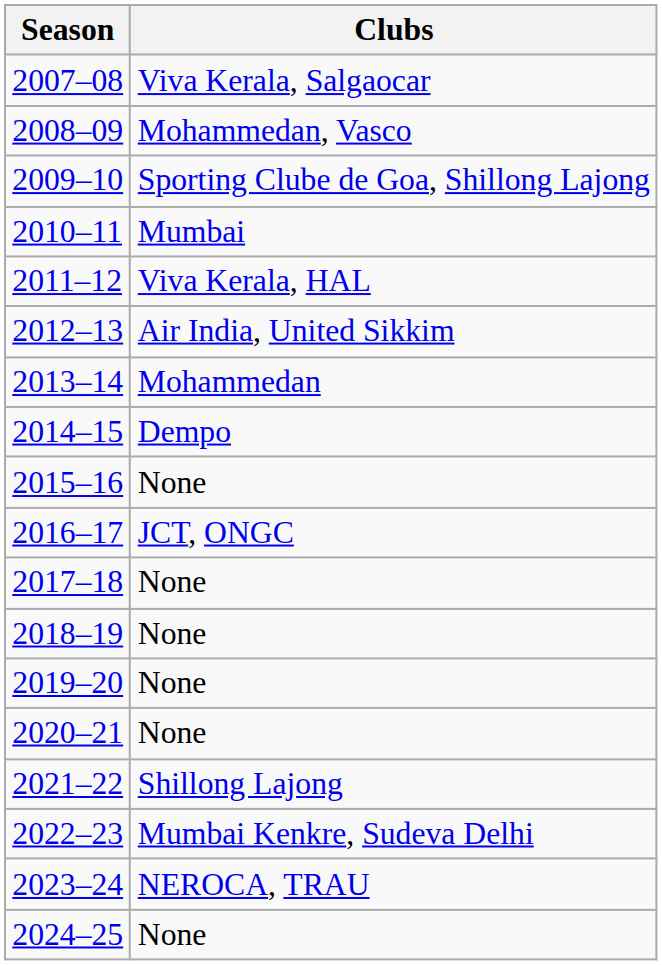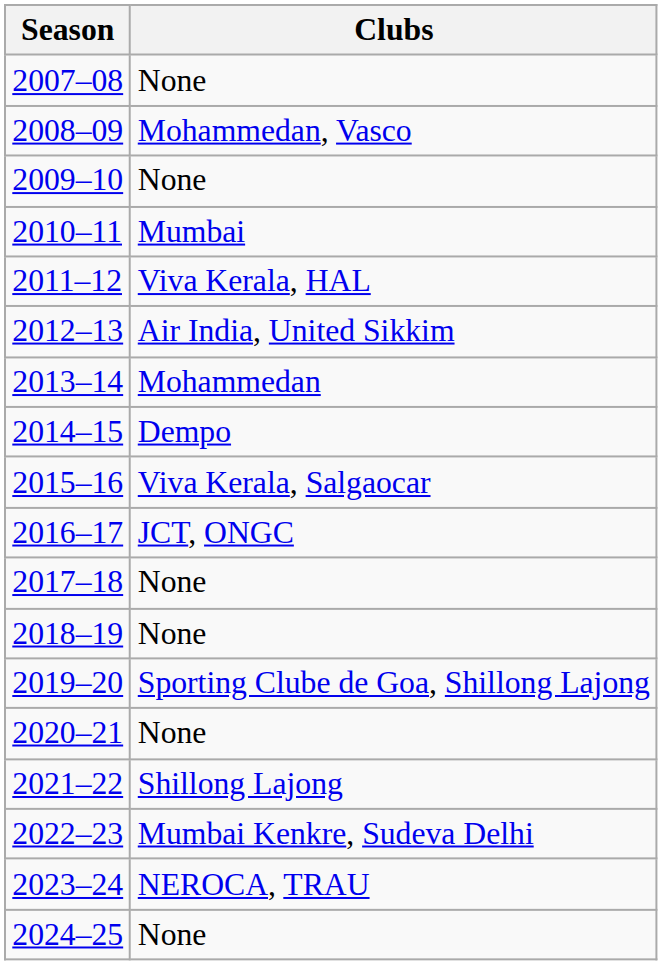(284, 79) Viva Kerala, Salgaocar -> (172, 79) None
(394, 180) Sporting Clube de Goa, Shillong Lajong -> (172, 180) None
(172, 481) None -> (284, 481) Viva Kerala, Salgaocar
(172, 682) None -> (394, 682) Sporting Clube de Goa, Shillong Lajong
